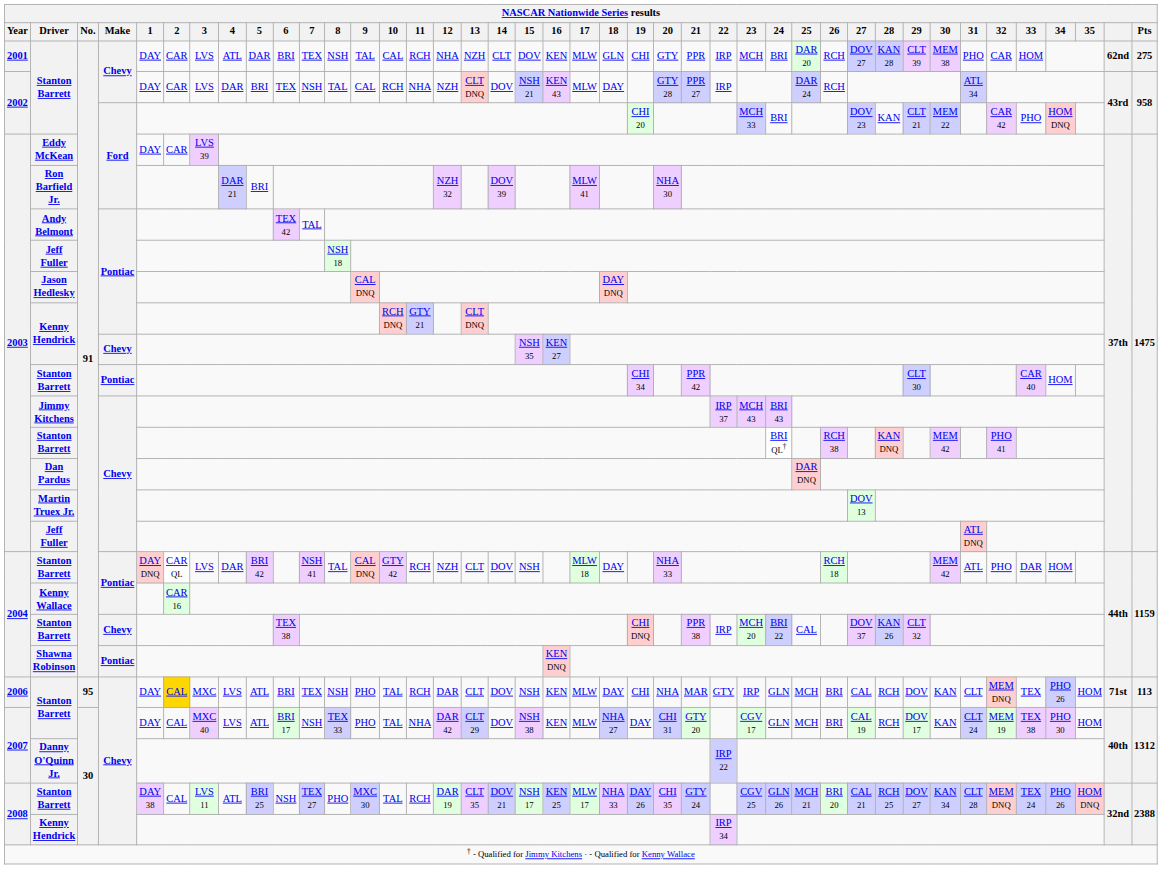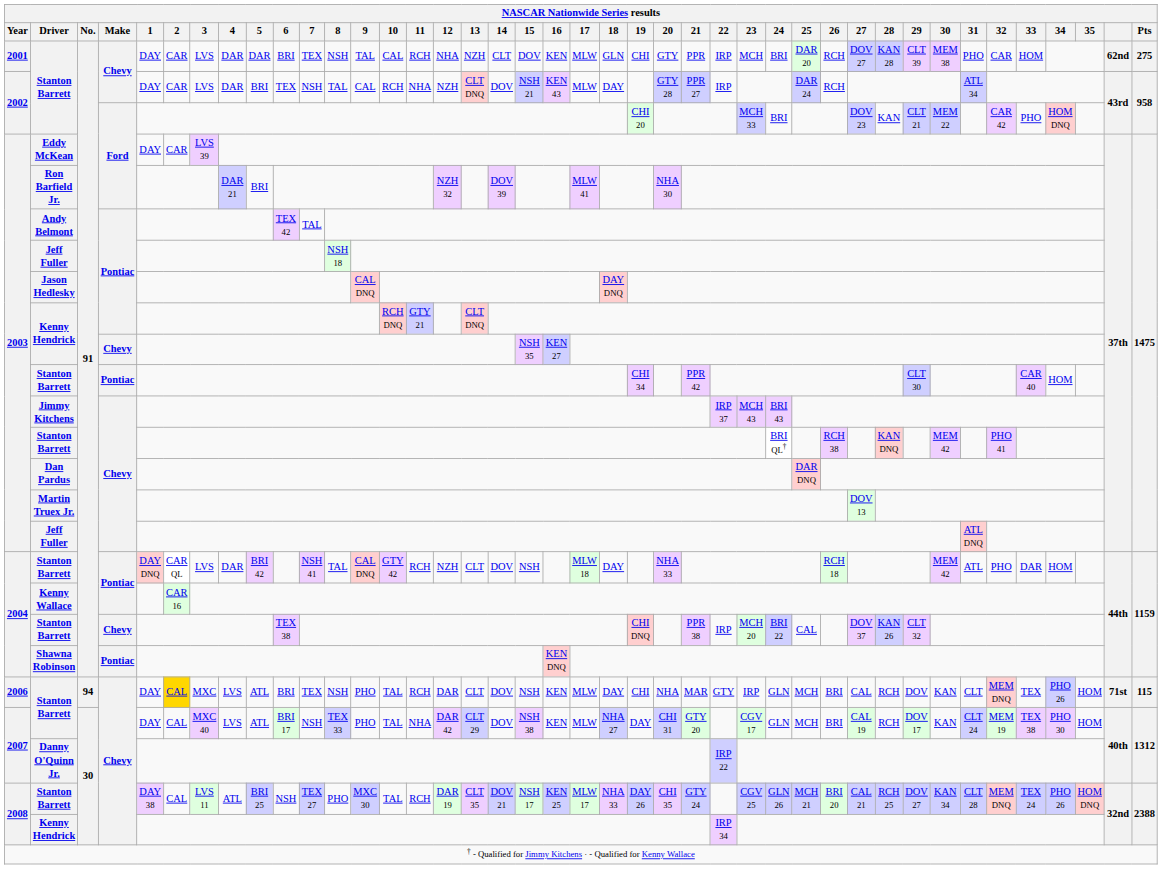(232, 56) ATL -> (232, 56) DAR
(88, 692) 95 -> (88, 692) 94
(1144, 692) 113 -> (1144, 692) 115
